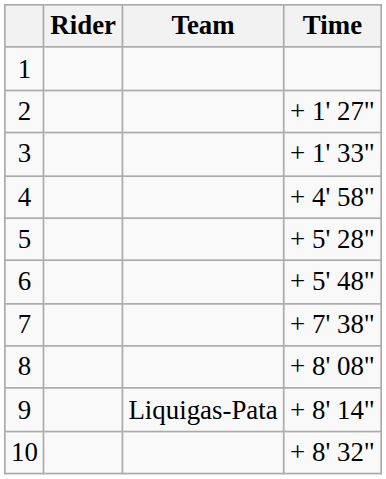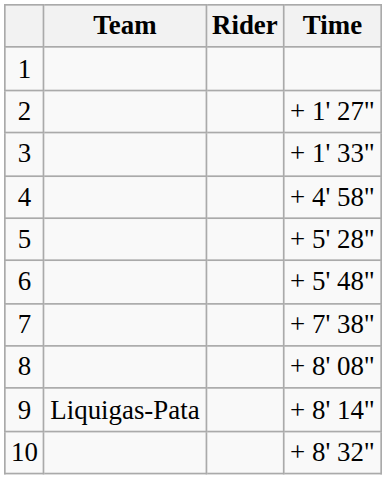columns swapped: (83, 25) <-> (203, 25)
